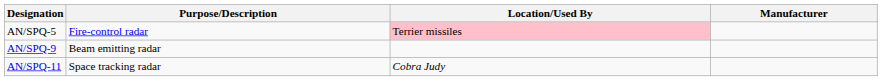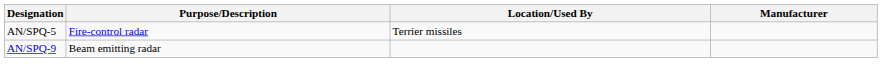(427, 31) pink background -> (427, 31) no background
- row: (34, 66)
